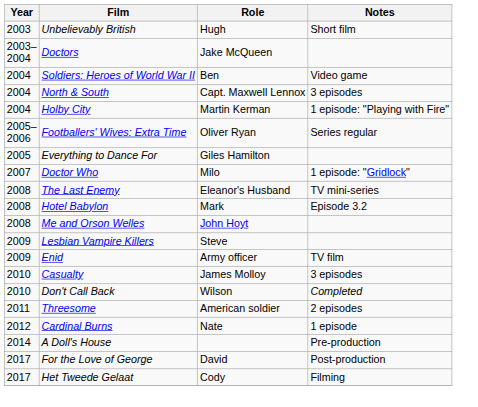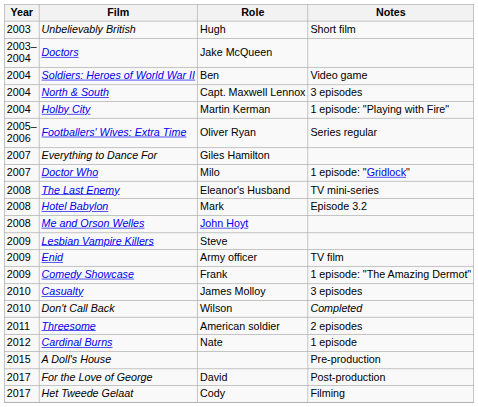(19, 156) 2005 -> (19, 156) 2007
+ row: (88, 275)
(19, 343) 2014 -> (19, 360) 2015
